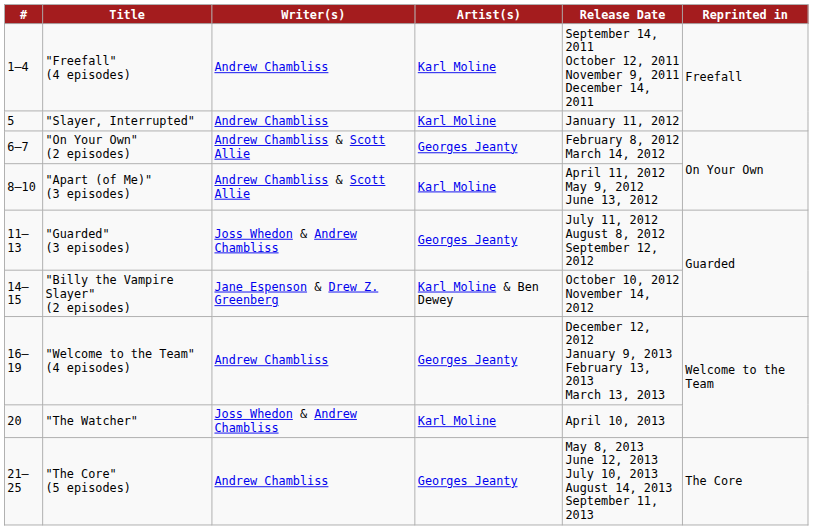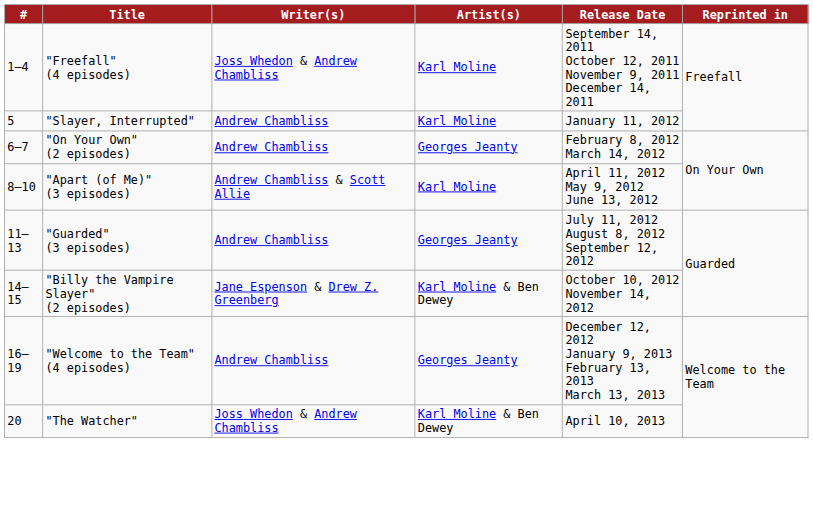(271, 68) Andrew Chambliss -> (286, 68) Joss Whedon & Andrew Chambliss
(300, 147) Andrew Chambliss & Scott Allie -> (271, 147) Andrew Chambliss
(286, 240) Joss Whedon & Andrew Chambliss -> (271, 240) Andrew Chambliss
(457, 421) Karl Moline -> (478, 421) Karl Moline & Ben Dewey
- row: (88, 481)
